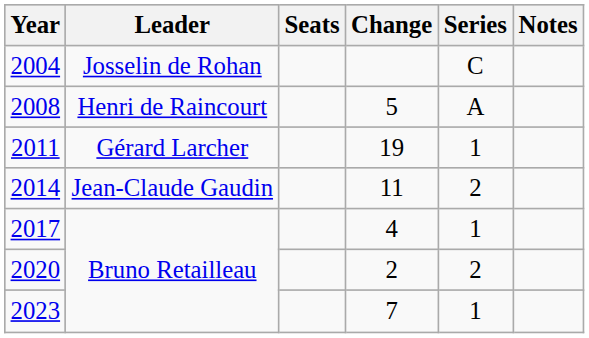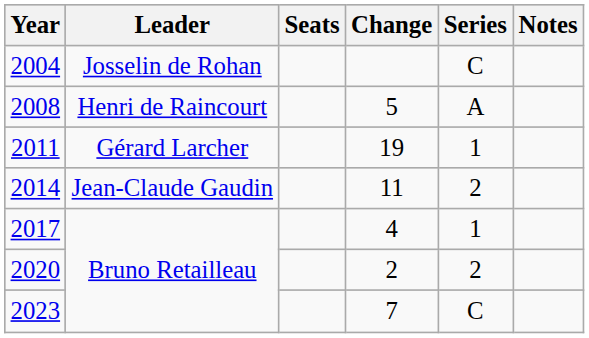(475, 311) 1 -> (475, 311) C
